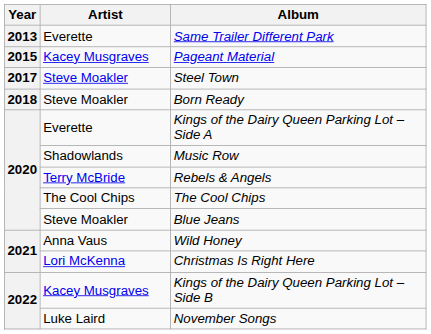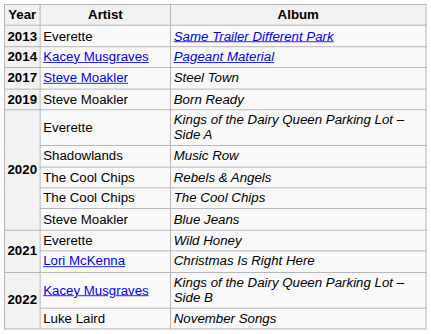(22, 57) 2015 -> (22, 57) 2014
(22, 99) 2018 -> (22, 99) 2019
(84, 177) Terry McBride -> (89, 177) The Cool Chips
(75, 240) Anna Vaus -> (68, 240) Everette
